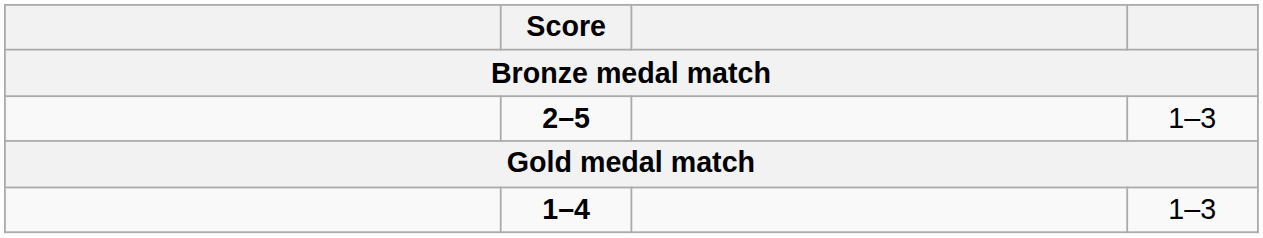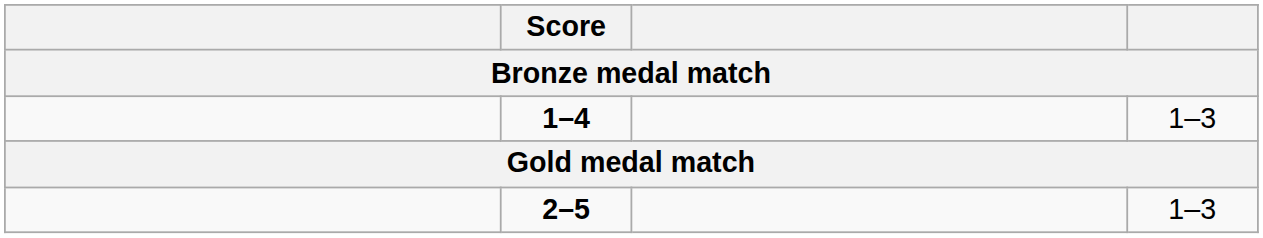rows swapped: (566, 118) <-> (566, 208)
